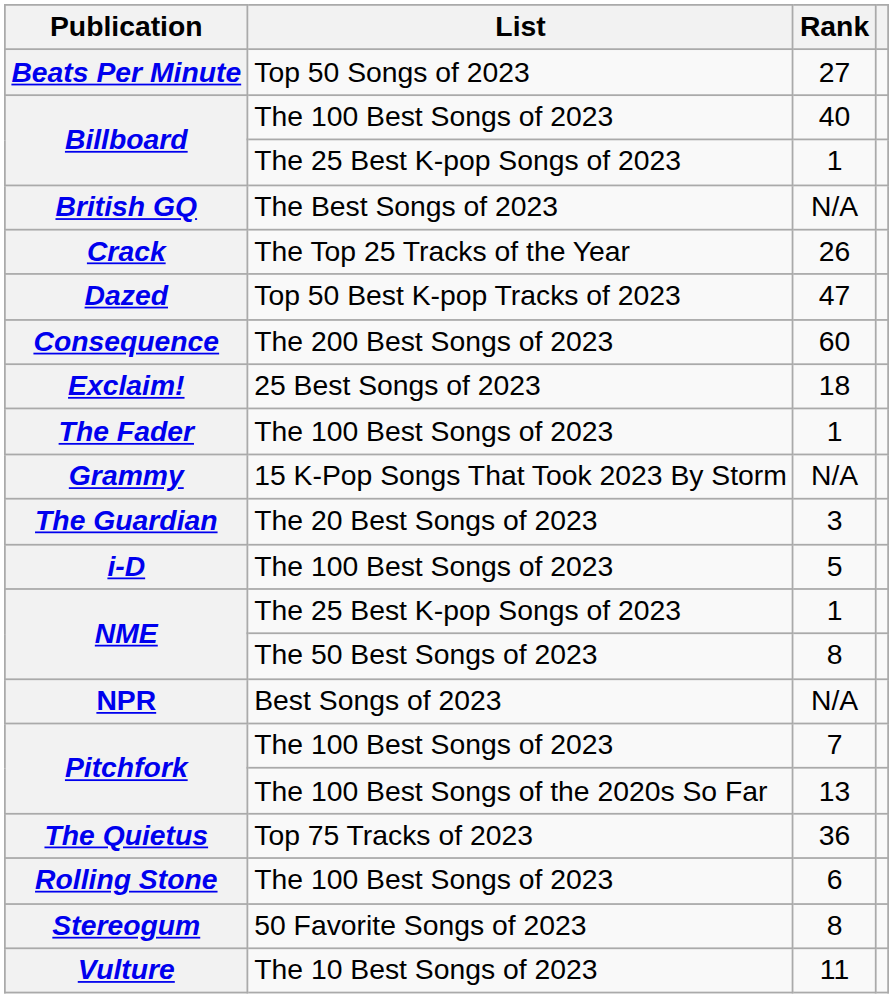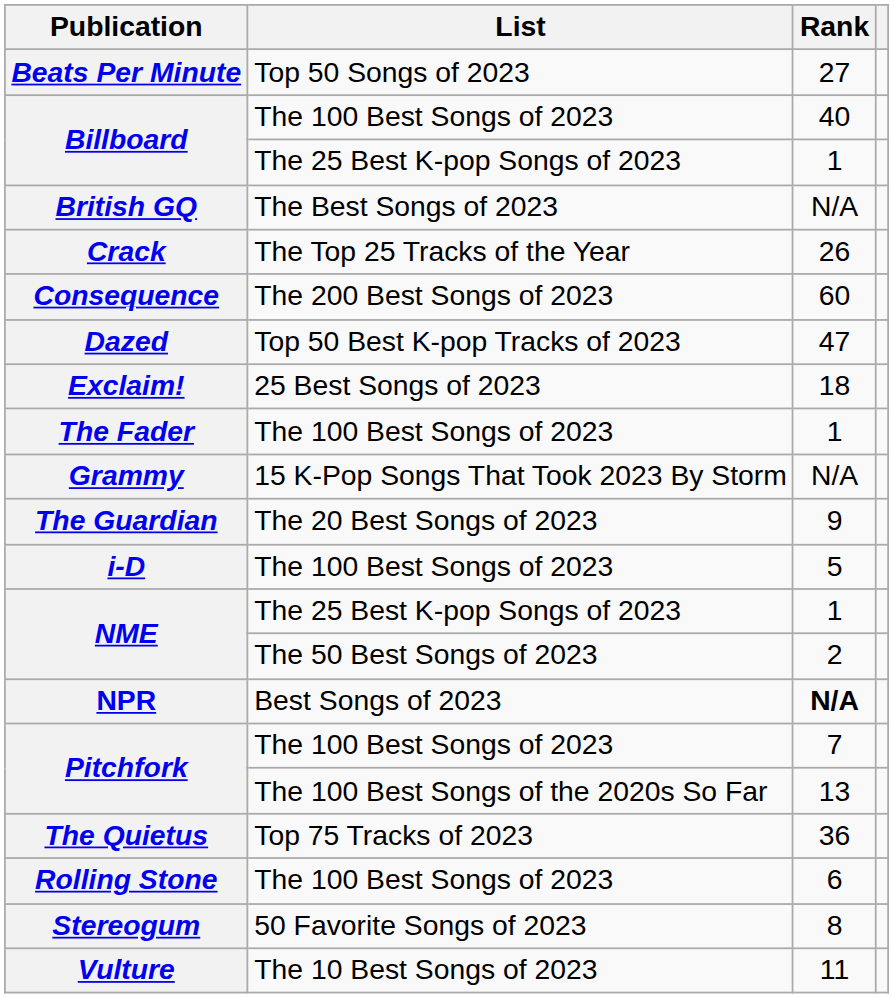rows swapped: (126, 341) <-> (126, 296)
(835, 521) 3 -> (835, 521) 9
(835, 655) 8 -> (835, 655) 2
(835, 700) normal -> (835, 700) bold
